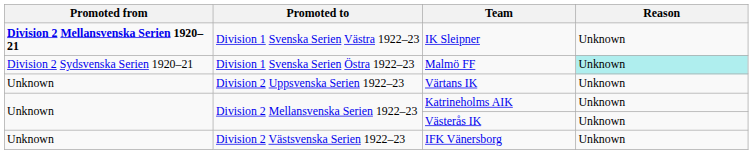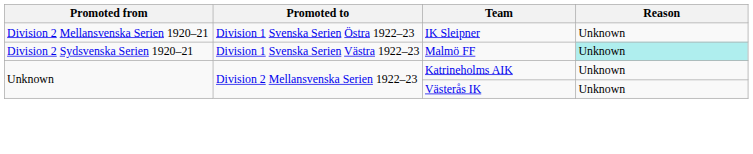(105, 39) bold -> (108, 32) normal
(318, 39) Division 1 Svenska Serien Västra 1922–23 -> (315, 32) Division 1 Svenska Serien Östra 1922–23
(315, 64) Division 1 Svenska Serien Östra 1922–23 -> (318, 51) Division 1 Svenska Serien Västra 1922–23
- row: (451, 83)
- row: (463, 139)
